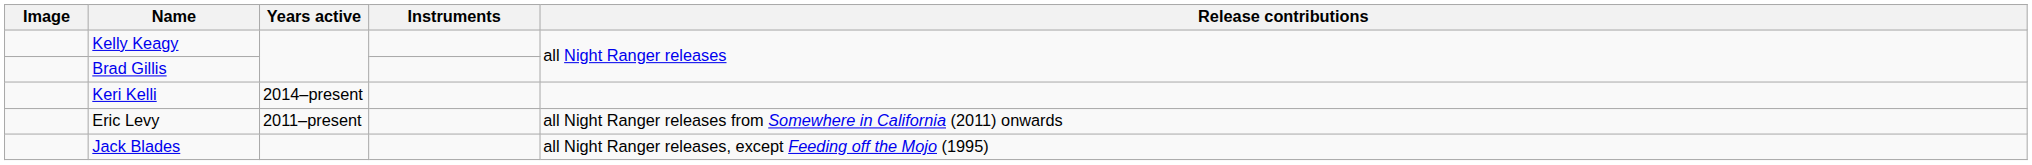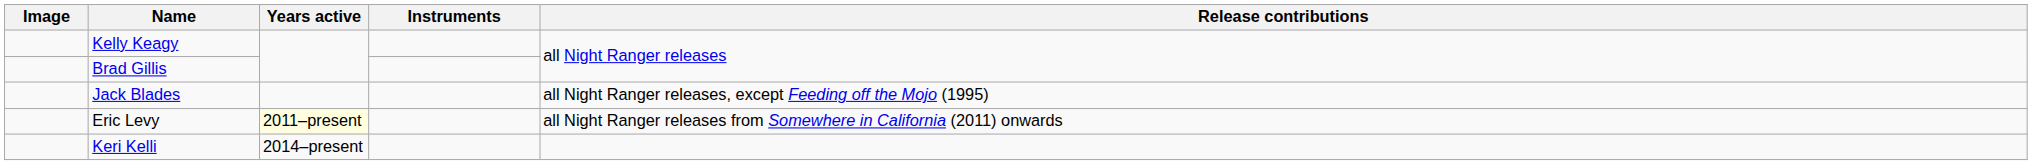rows swapped: (136, 146) <-> (124, 95)
(312, 120) no background -> (312, 120) lightyellow background
